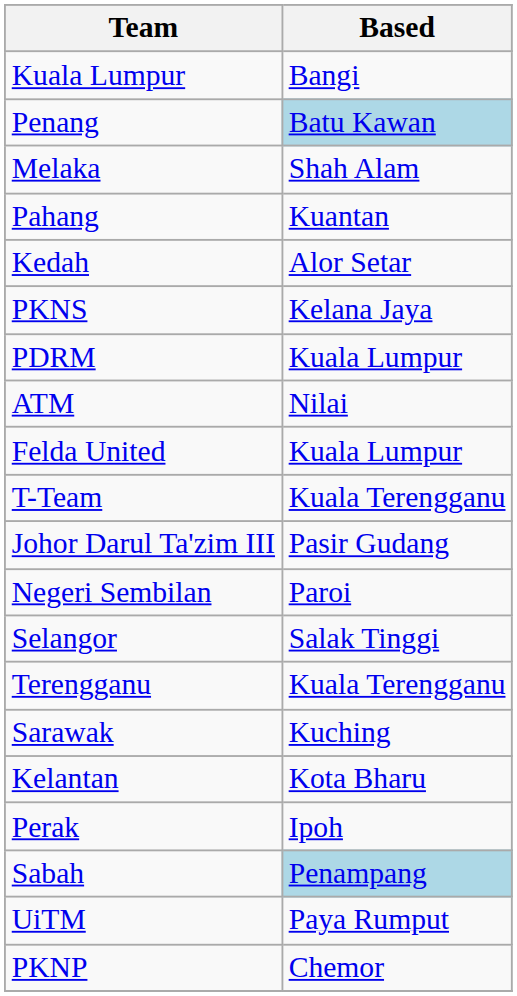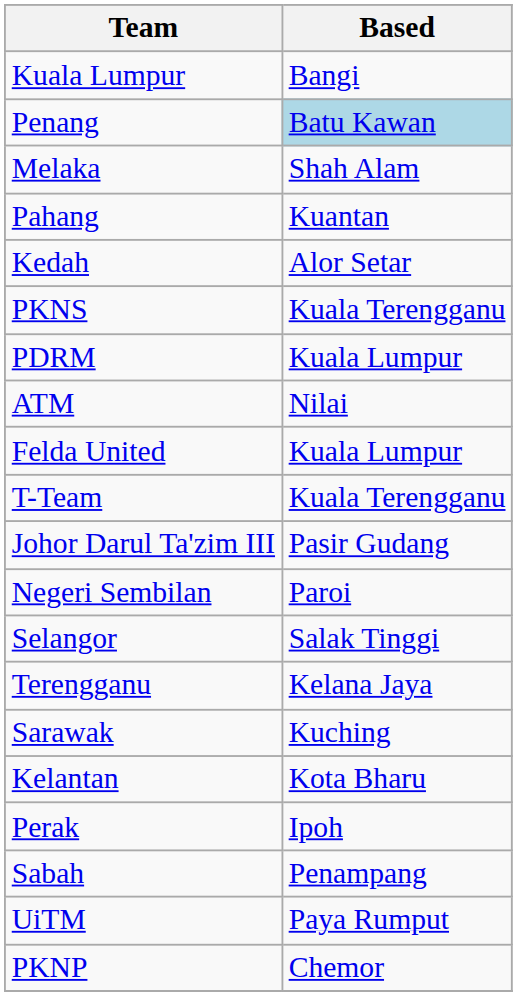(361, 309) Kelana Jaya -> (397, 309) Kuala Terengganu
(397, 685) Kuala Terengganu -> (361, 685) Kelana Jaya
(358, 872) lightblue background -> (358, 872) no background
